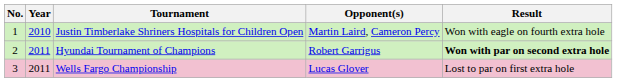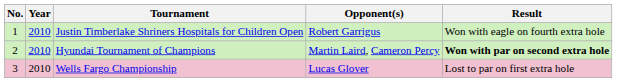(374, 32) Martin Laird, Cameron Percy -> (344, 32) Robert Garrigus
(39, 50) 2011 -> (40, 50) 2010
(344, 50) Robert Garrigus -> (374, 50) Martin Laird, Cameron Percy
(39, 68) 2011 -> (40, 68) 2010
